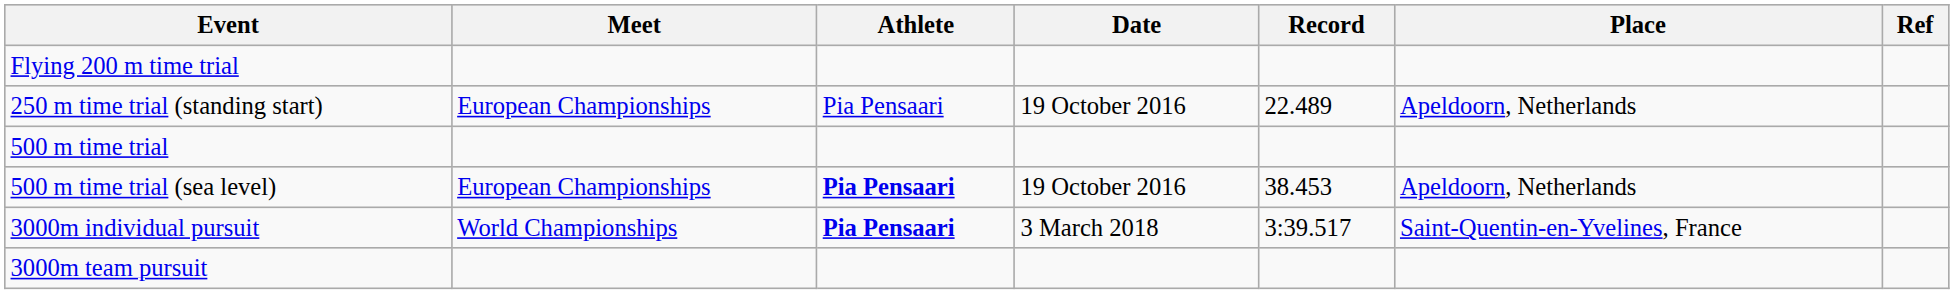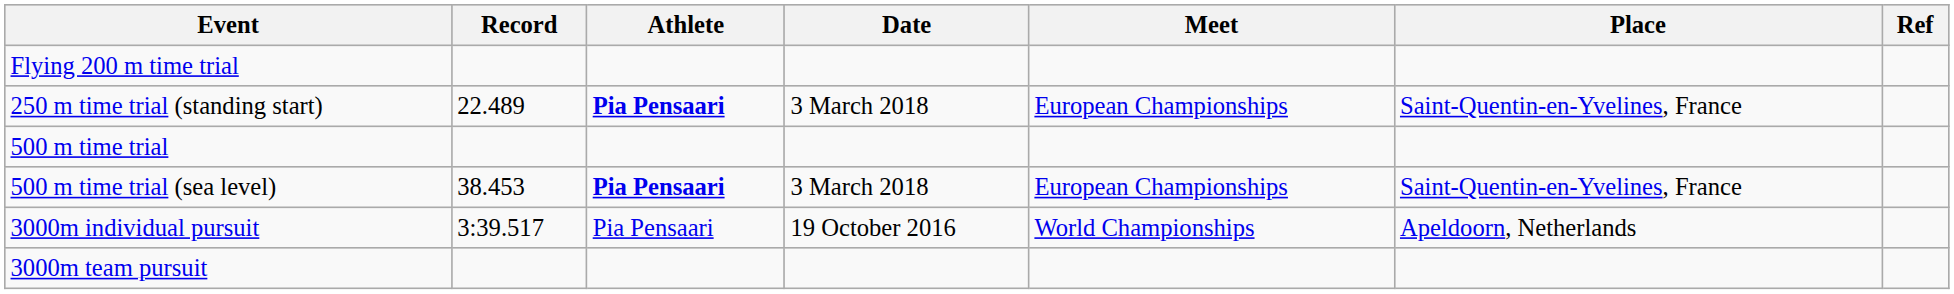columns swapped: (1326, 24) <-> (634, 24)
(883, 106) normal -> (659, 106) bold
(1103, 106) 19 October 2016 -> (859, 106) 3 March 2018
(1518, 106) Apeldoorn, Netherlands -> (1571, 106) Saint-Quentin-en-Yvelines, France
(1103, 187) 19 October 2016 -> (859, 187) 3 March 2018
(1518, 187) Apeldoorn, Netherlands -> (1571, 187) Saint-Quentin-en-Yvelines, France
(889, 227) bold -> (653, 227) normal
(1089, 227) 3 March 2018 -> (873, 227) 19 October 2016
(1571, 227) Saint-Quentin-en-Yvelines, France -> (1518, 227) Apeldoorn, Netherlands
